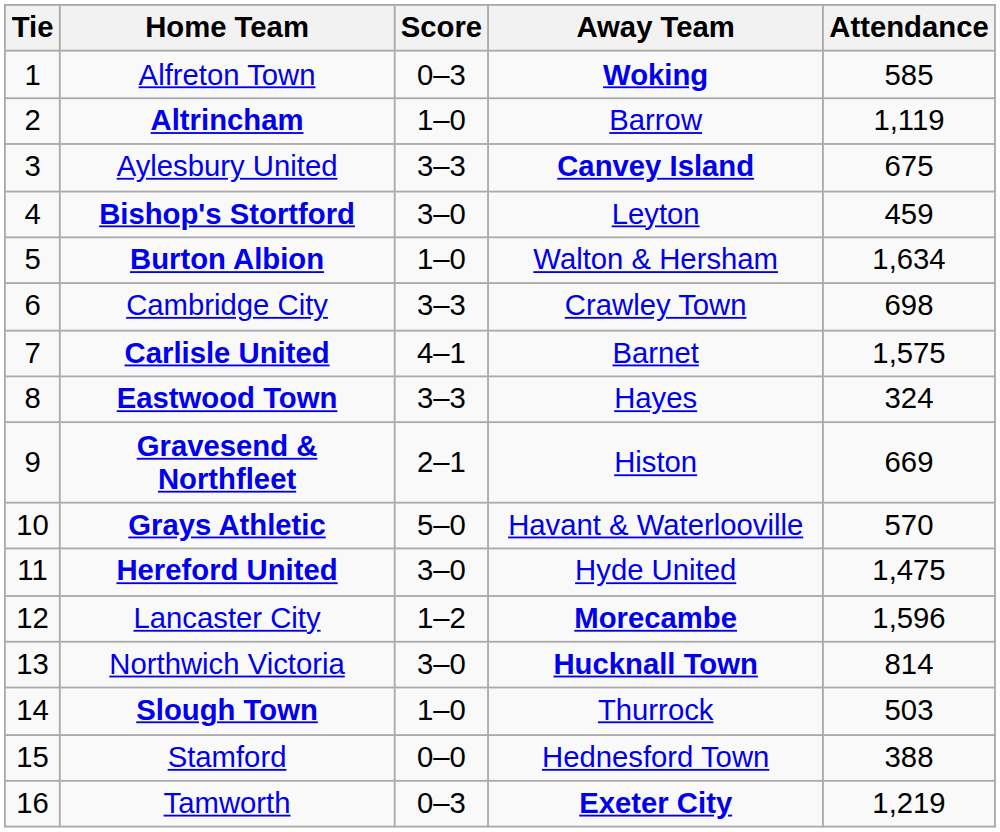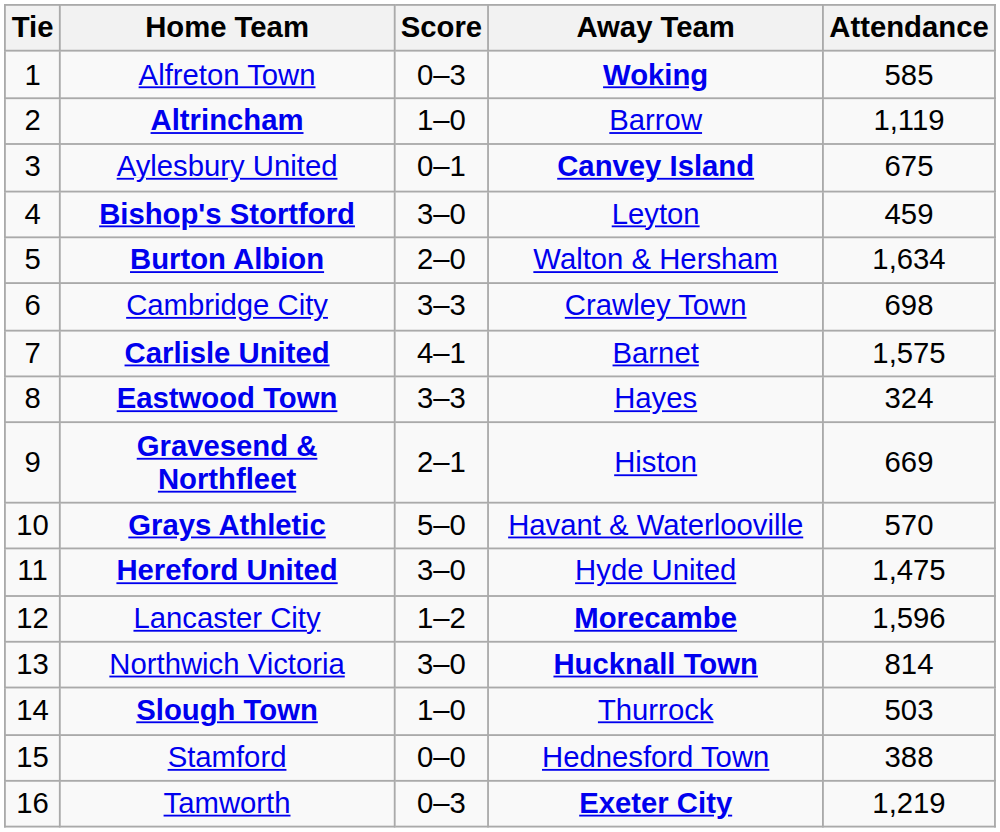(441, 167) 3–3 -> (441, 167) 0–1
(441, 259) 1–0 -> (441, 259) 2–0
